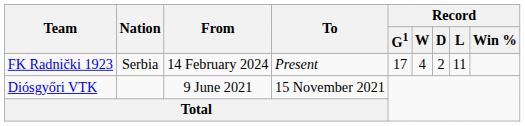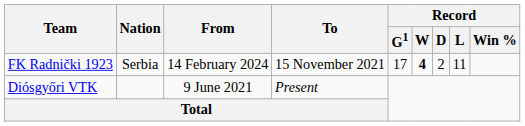(297, 64) Present -> (330, 64) 15 November 2021
(422, 64) normal -> (422, 64) bold
(330, 87) 15 November 2021 -> (297, 87) Present
